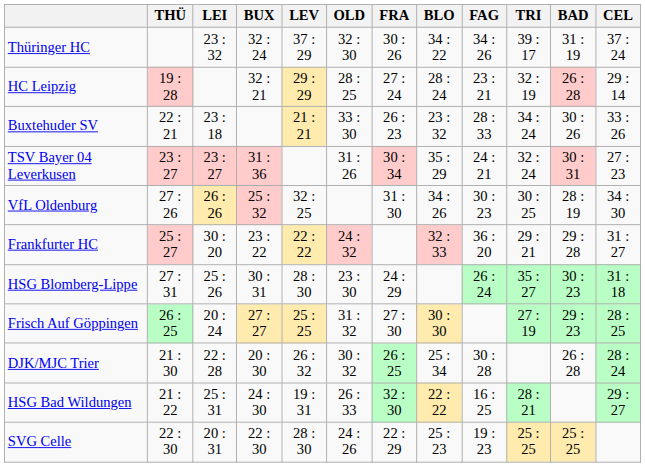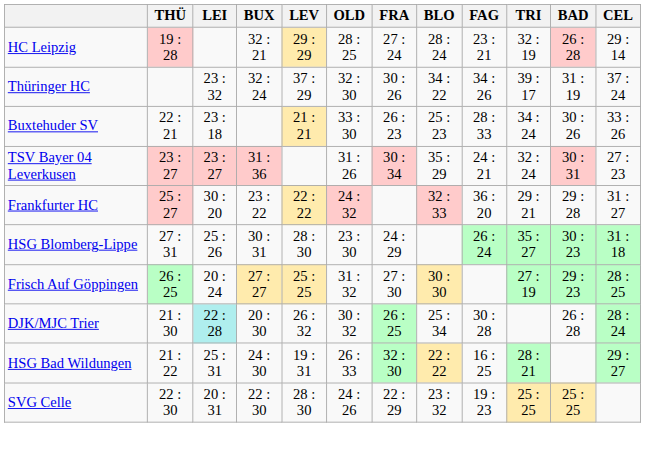rows swapped: (49, 47) <-> (42, 86)
(439, 126) 23 : 32 -> (439, 126) 25 : 23
- row: (52, 205)
(215, 363) no background -> (215, 323) paleturquoise background
(439, 442) 25 : 23 -> (439, 402) 23 : 32
